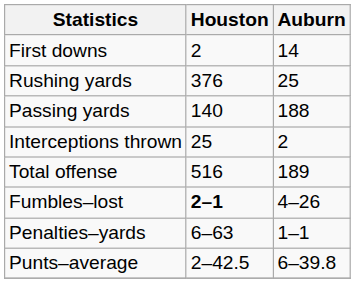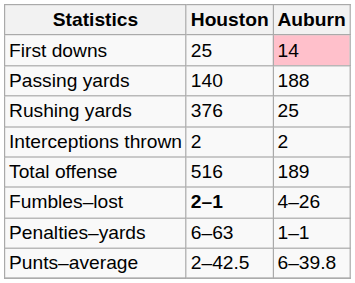(196, 50) 2 -> (201, 50) 25
(288, 50) no background -> (288, 50) pink background
rows swapped: (70, 80) <-> (69, 111)
(201, 141) 25 -> (196, 141) 2
